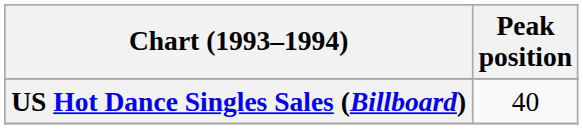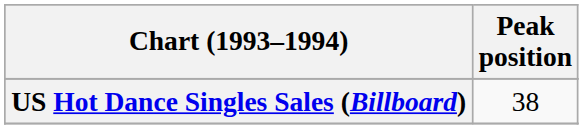(525, 100) 40 -> (525, 100) 38
